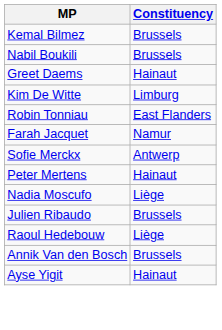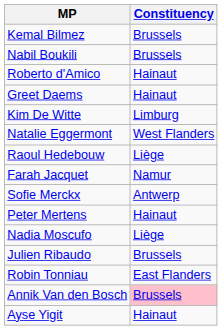+ row: (54, 74)
+ row: (60, 134)
rows swapped: (56, 235) <-> (48, 114)
(157, 255) no background -> (157, 295) pink background
